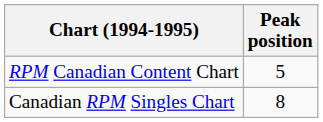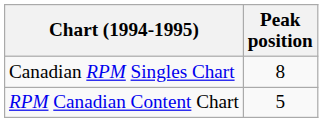rows swapped: (122, 102) <-> (124, 71)
